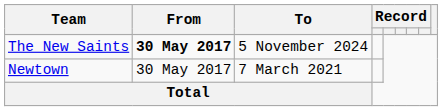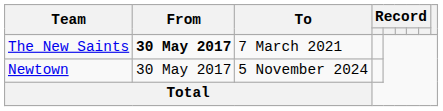(303, 47) 5 November 2024 -> (290, 47) 7 March 2021
(290, 70) 7 March 2021 -> (303, 70) 5 November 2024
